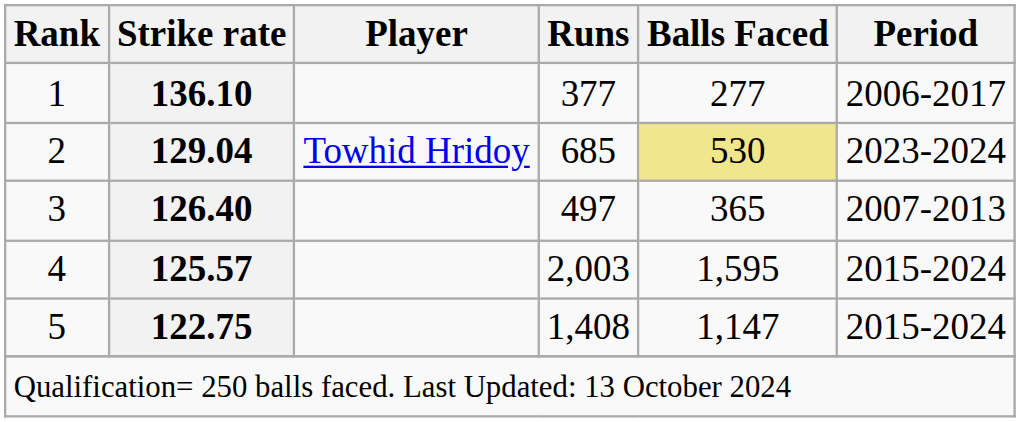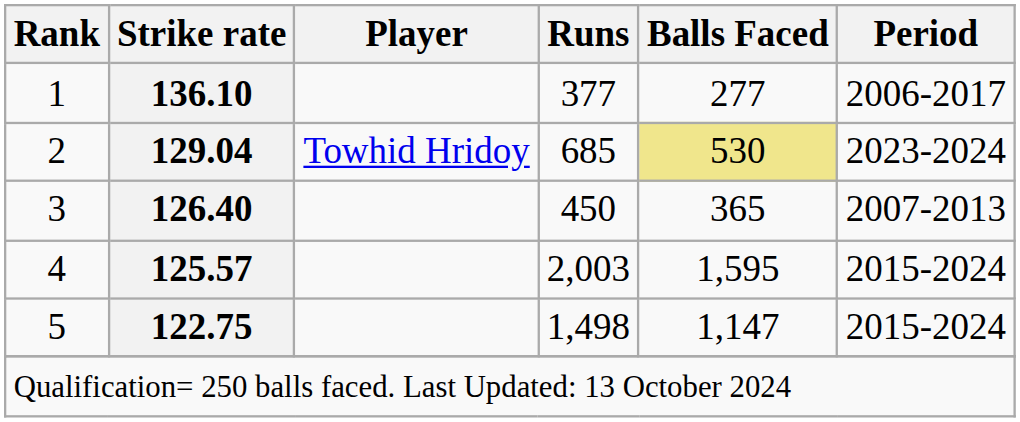(588, 209) 497 -> (588, 209) 450
(588, 326) 1,408 -> (588, 326) 1,498
